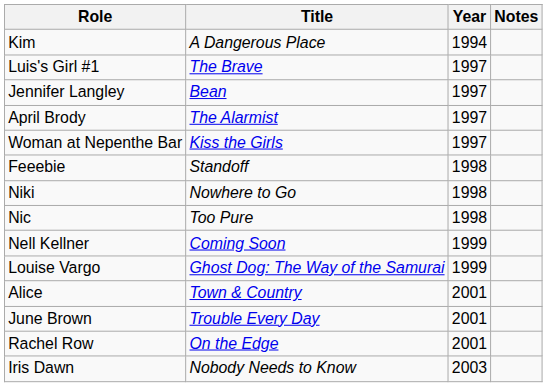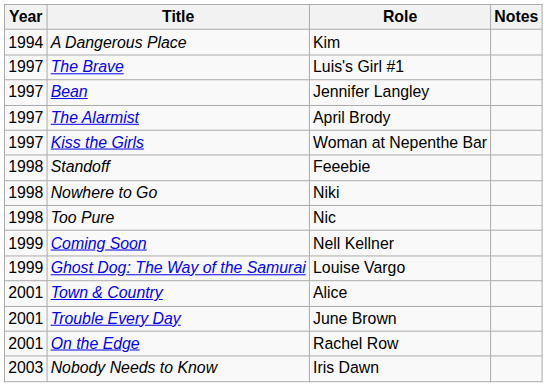columns swapped: (469, 17) <-> (95, 17)
